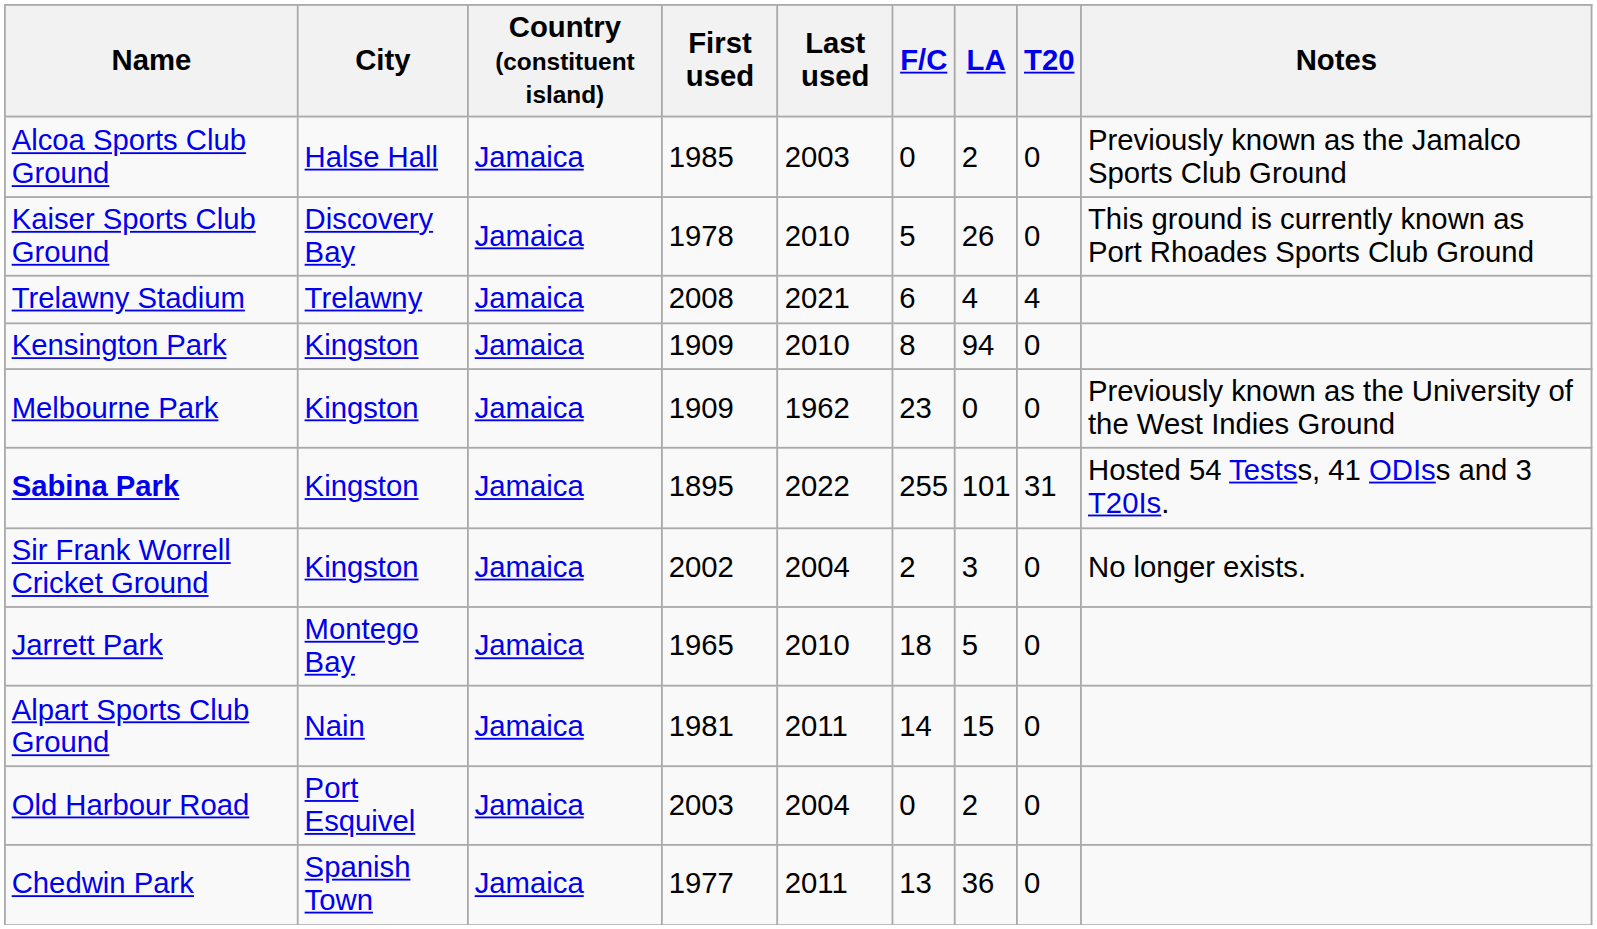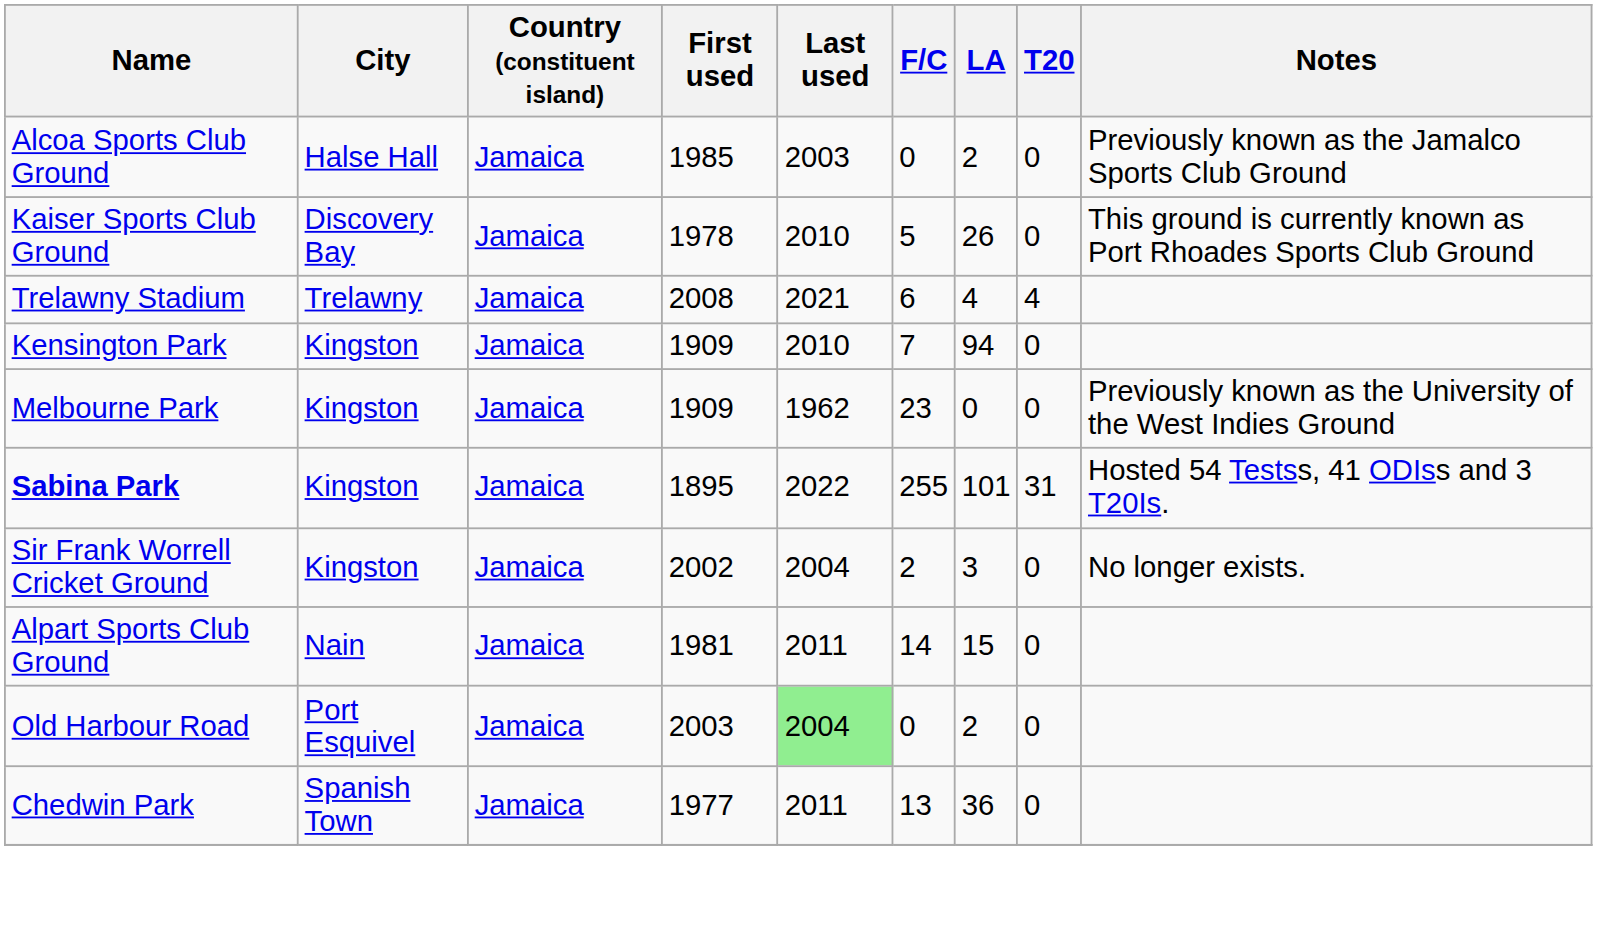(907, 345) 8 -> (907, 345) 7
- row: (87, 646)
(817, 805) no background -> (817, 725) lightgreen background
